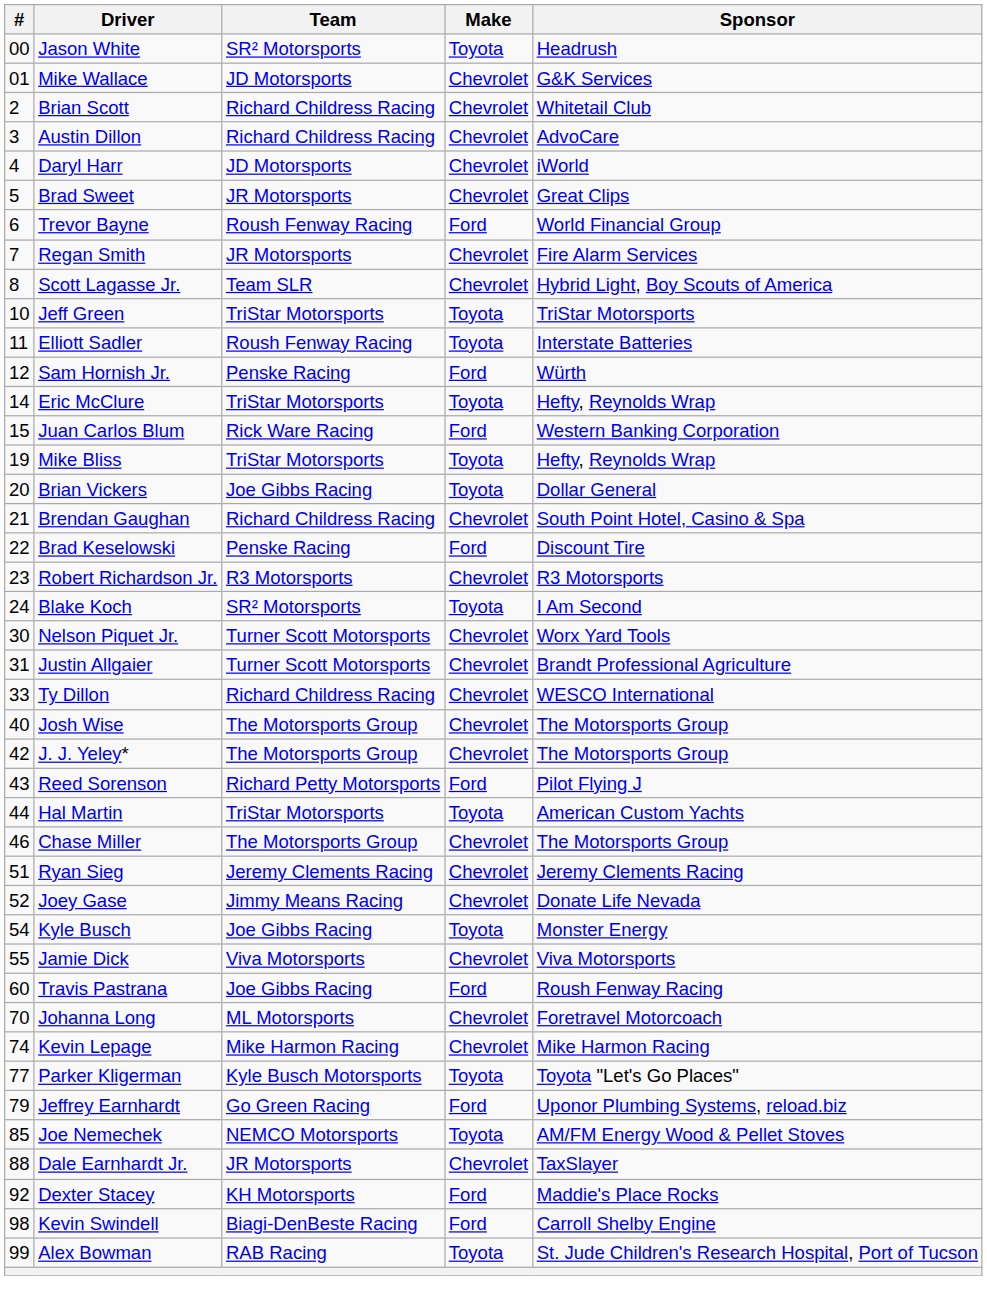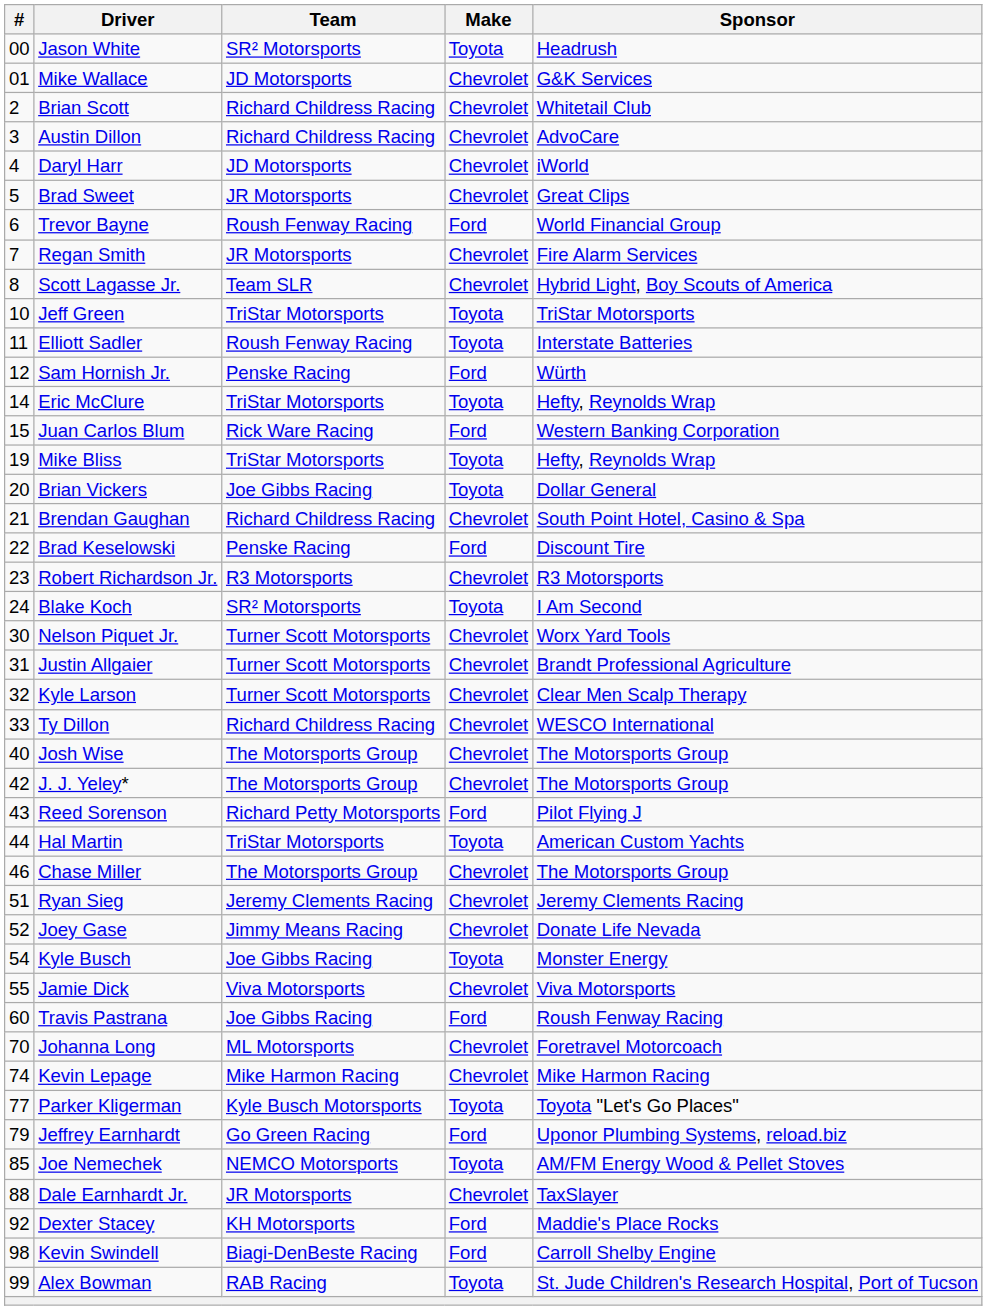+ row: (87, 695)
